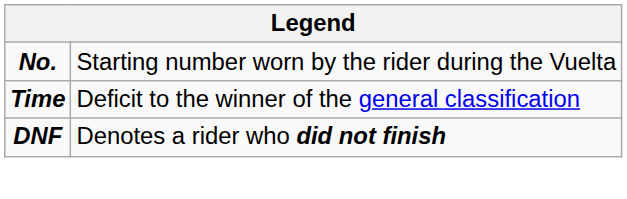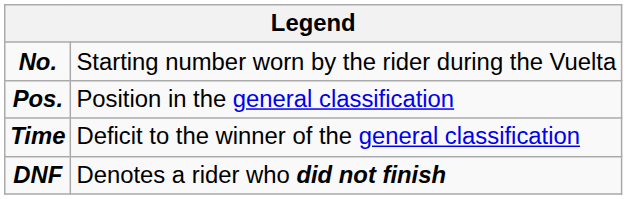+ row: (38, 99)
